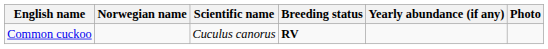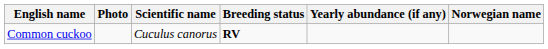columns swapped: (142, 14) <-> (525, 14)
